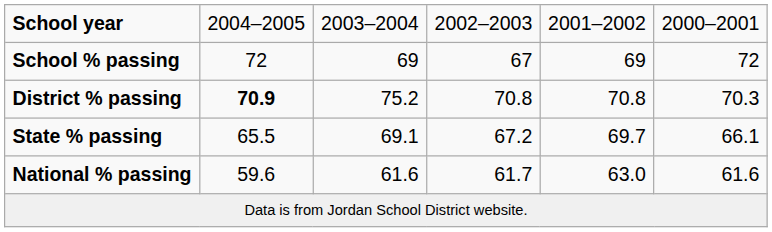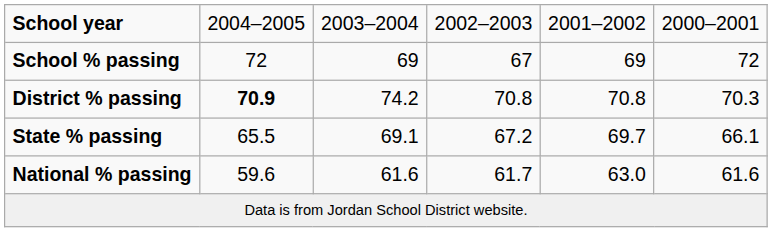(400, 99) 75.2 -> (400, 99) 74.2
